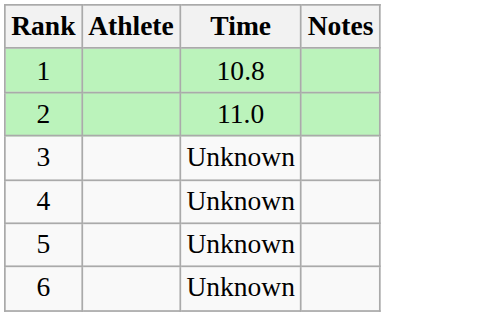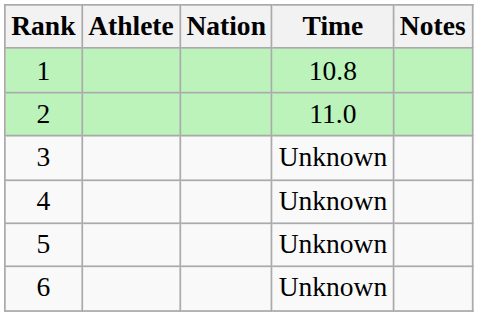+ column: (226, 26)
